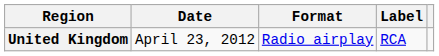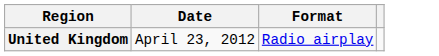- column: (402, 16)
